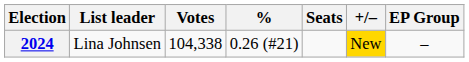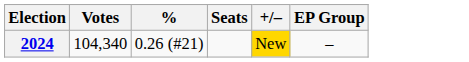- column: (117, 17)
(195, 43) 104,338 -> (100, 43) 104,340
